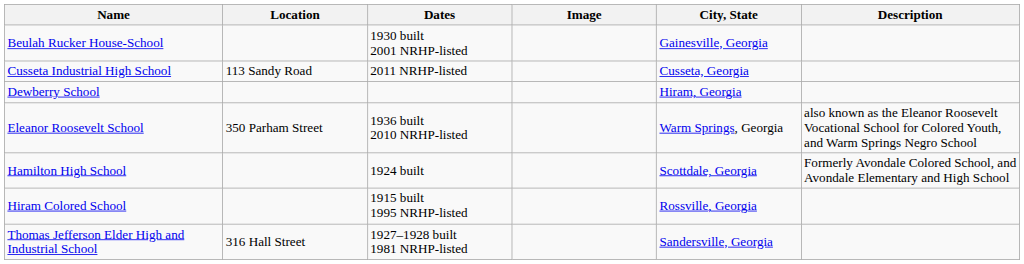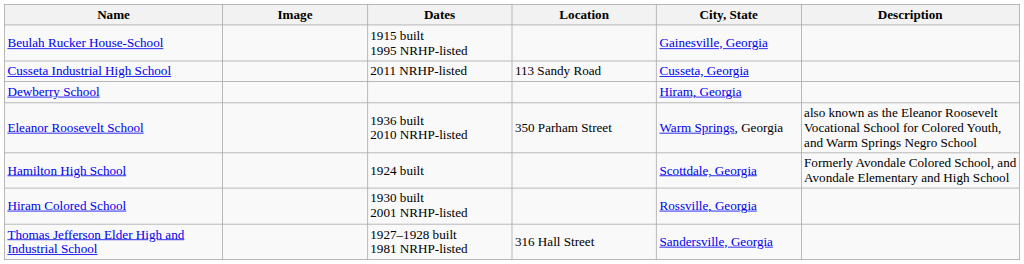columns swapped: (584, 14) <-> (295, 14)
(419, 43) 1930 built 2001 NRHP-listed -> (419, 43) 1915 built 1995 NRHP-listed
(419, 206) 1915 built 1995 NRHP-listed -> (419, 206) 1930 built 2001 NRHP-listed
